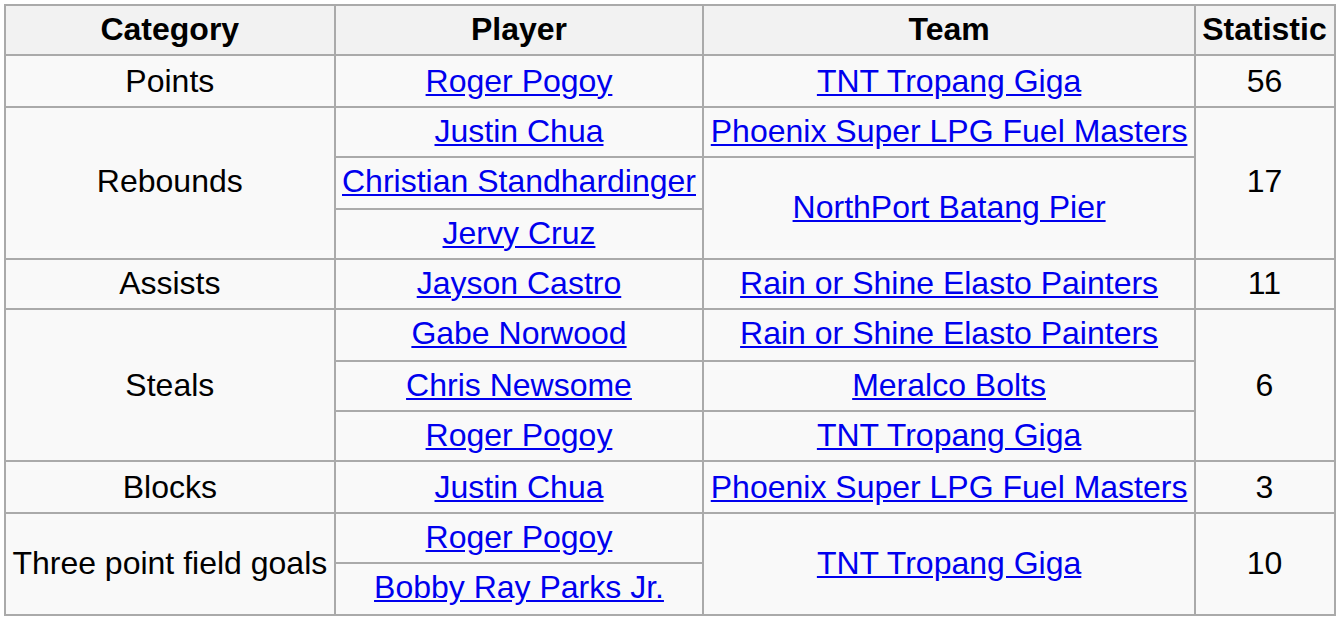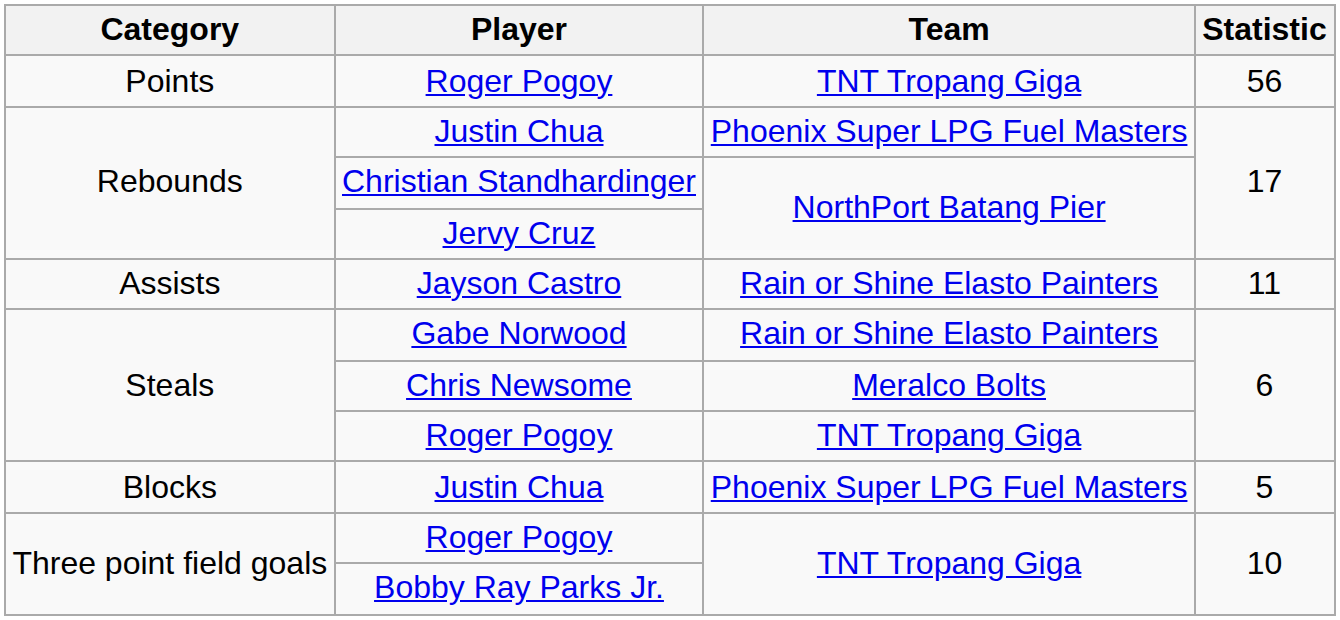(1264, 486) 3 -> (1264, 486) 5
